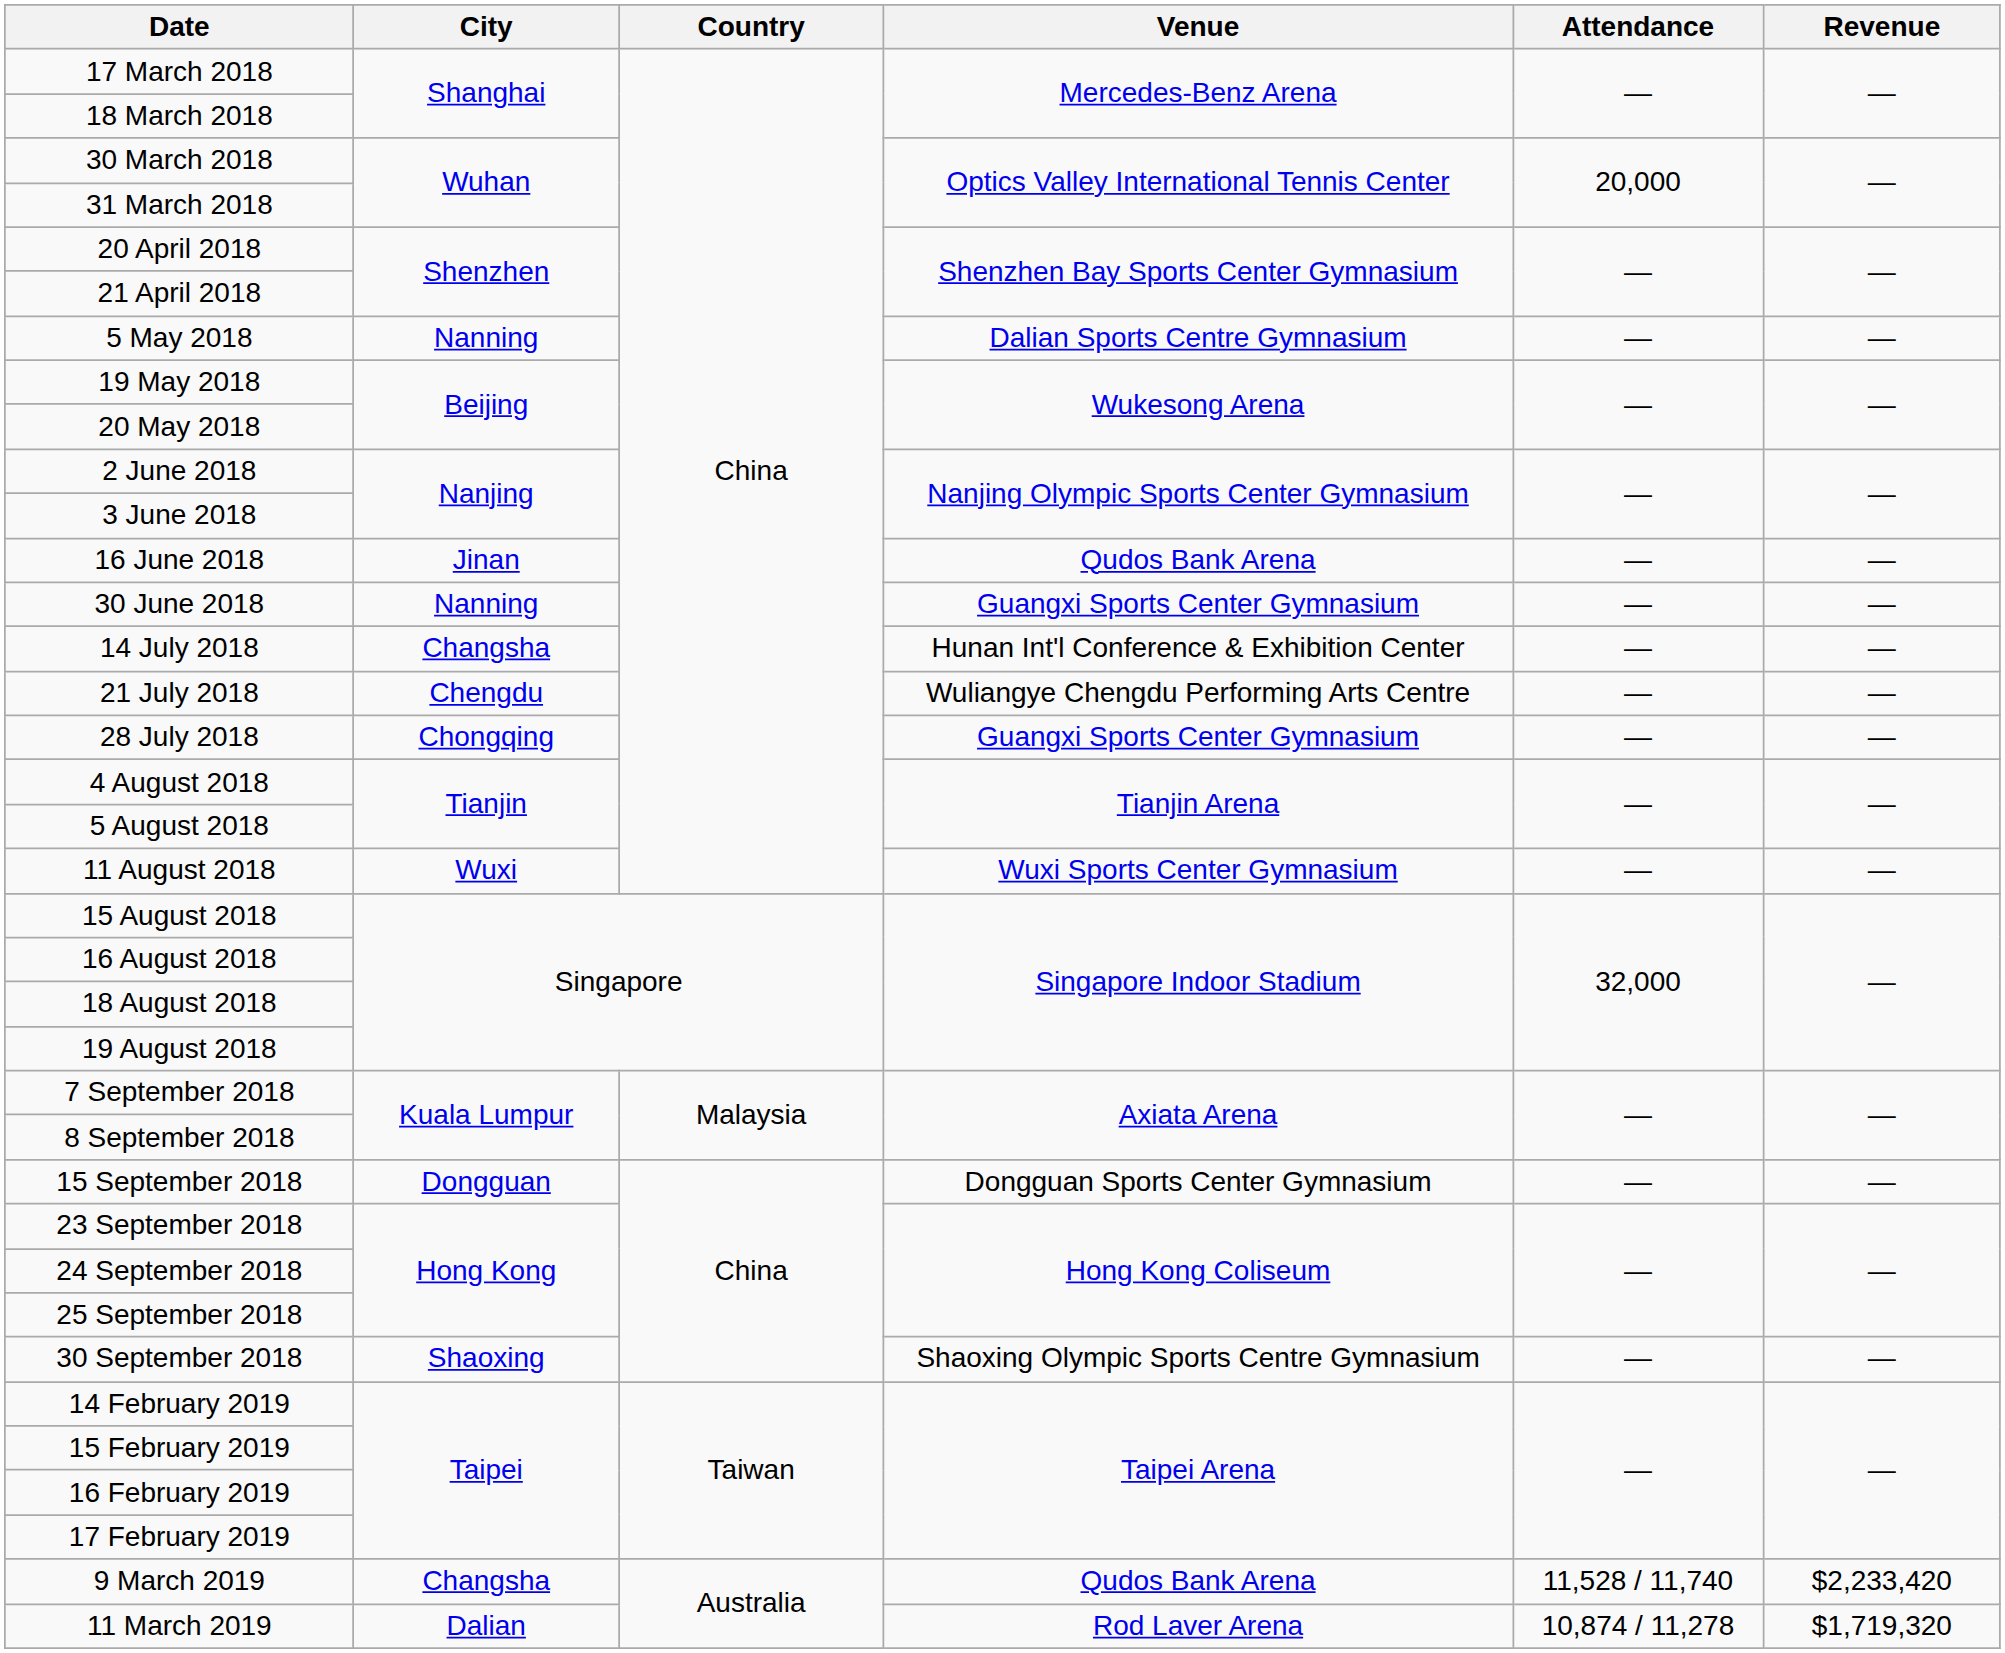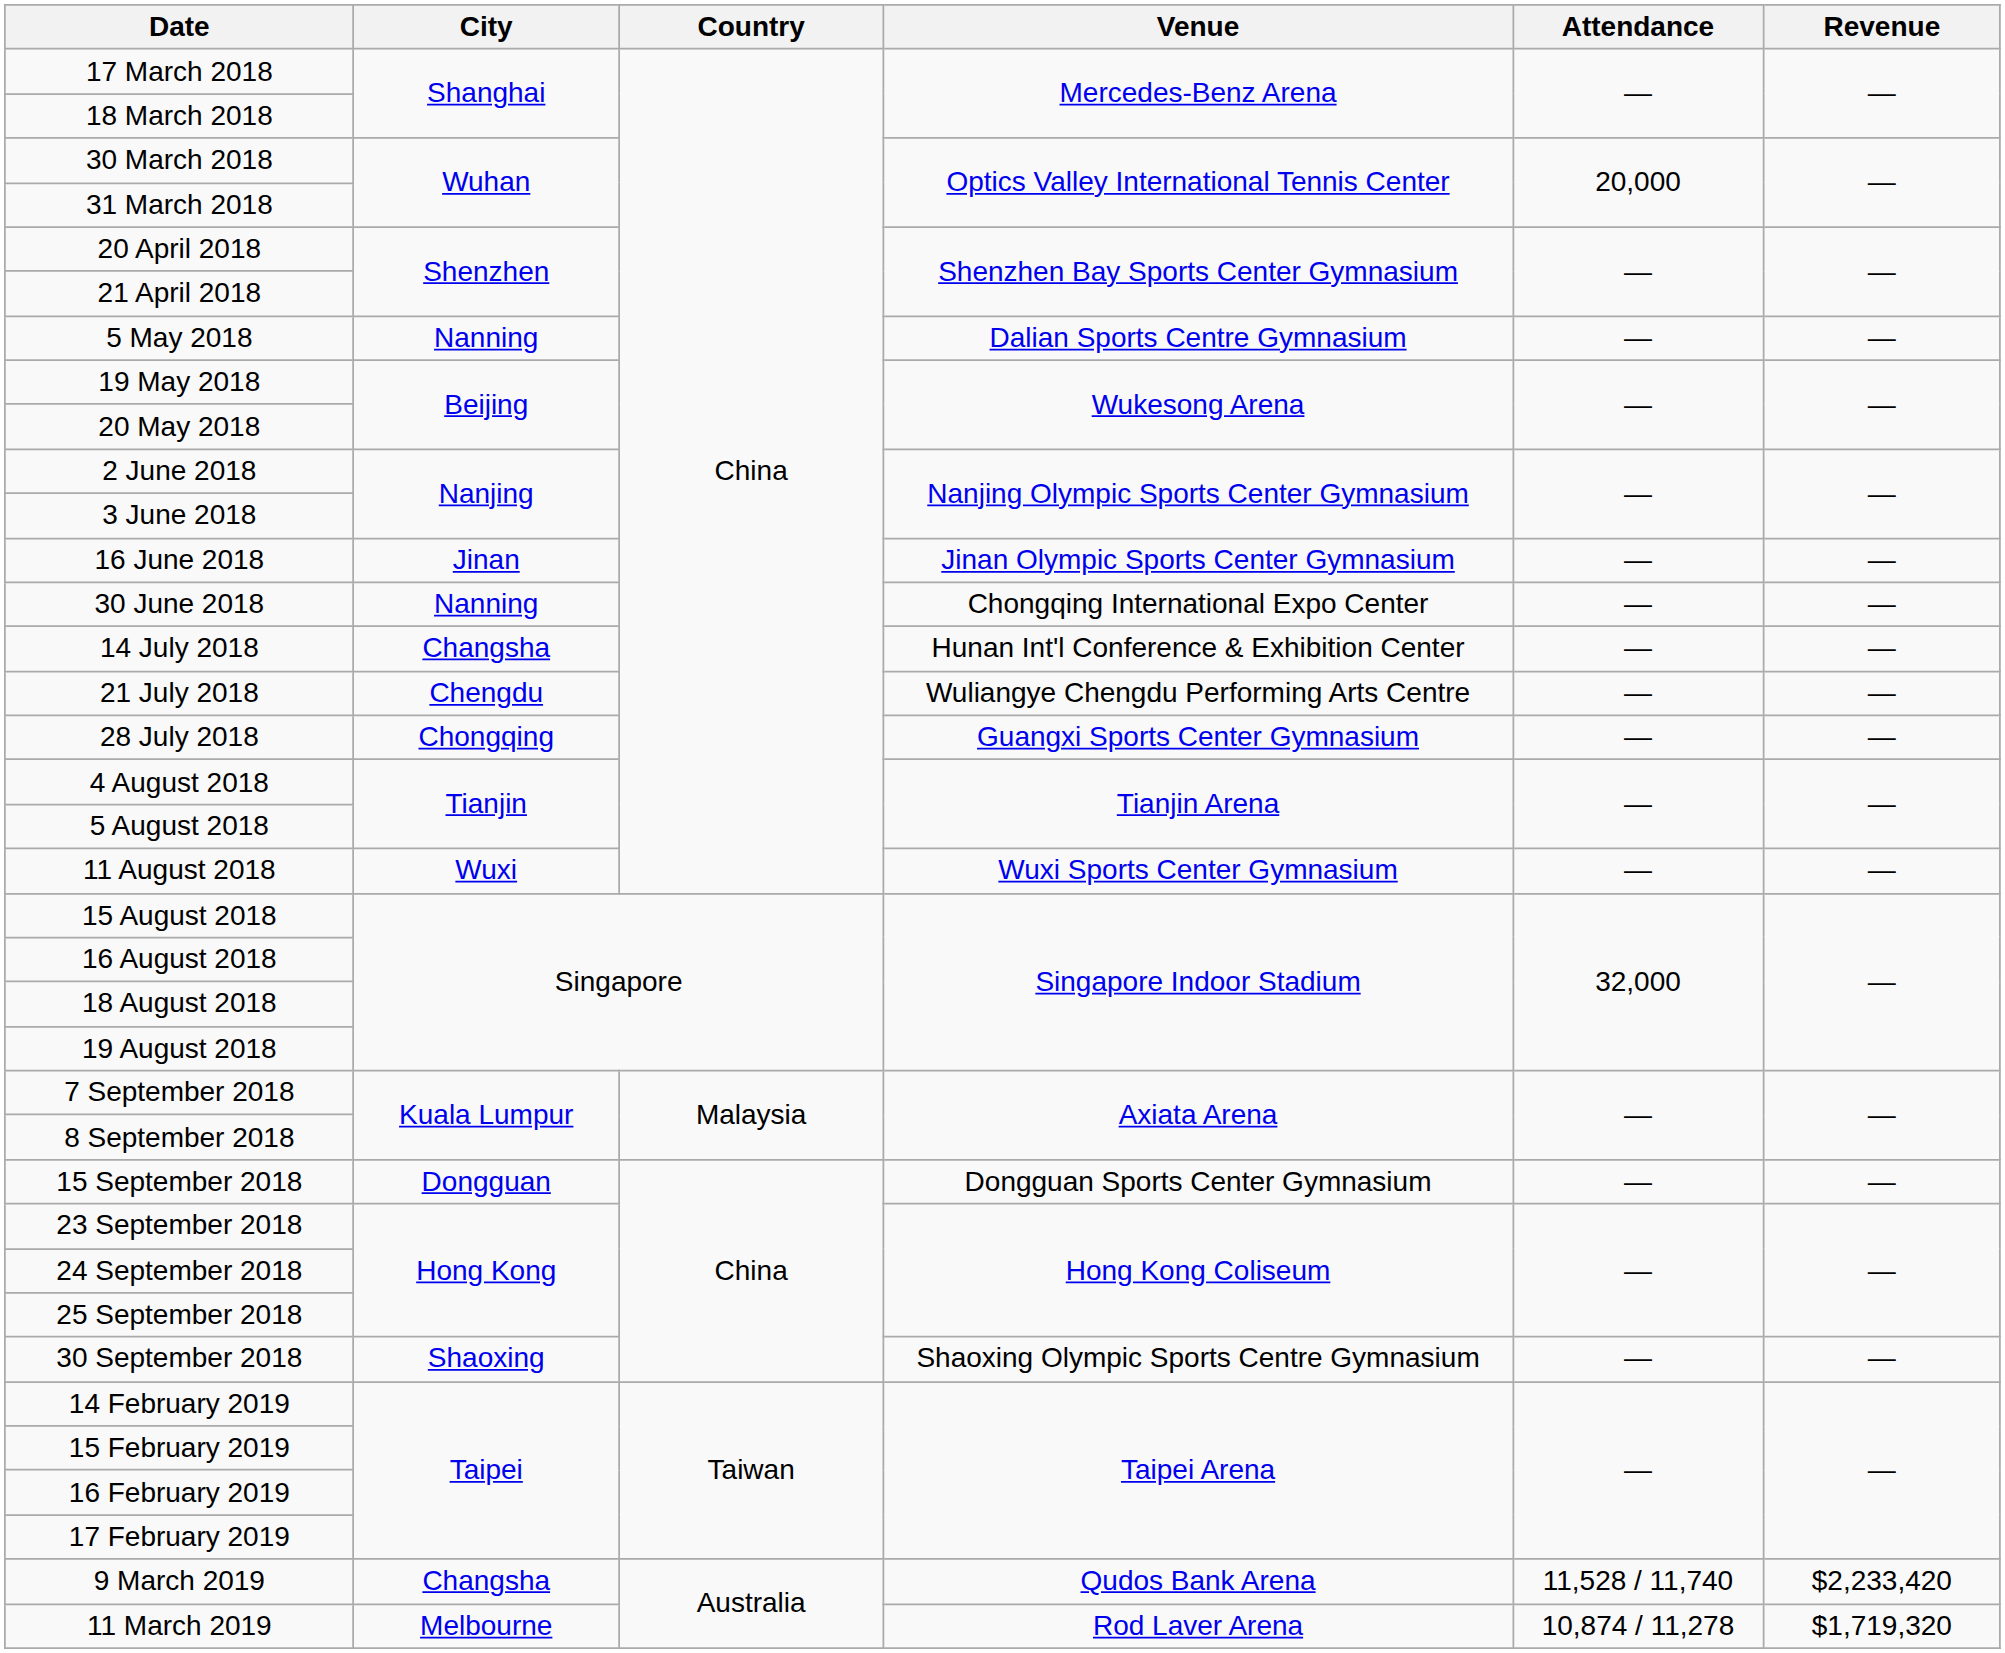(1198, 559) Qudos Bank Arena -> (1198, 559) Jinan Olympic Sports Center Gymnasium
(1198, 603) Guangxi Sports Center Gymnasium -> (1198, 603) Chongqing International Expo Center
(486, 1625) Dalian -> (486, 1625) Melbourne
